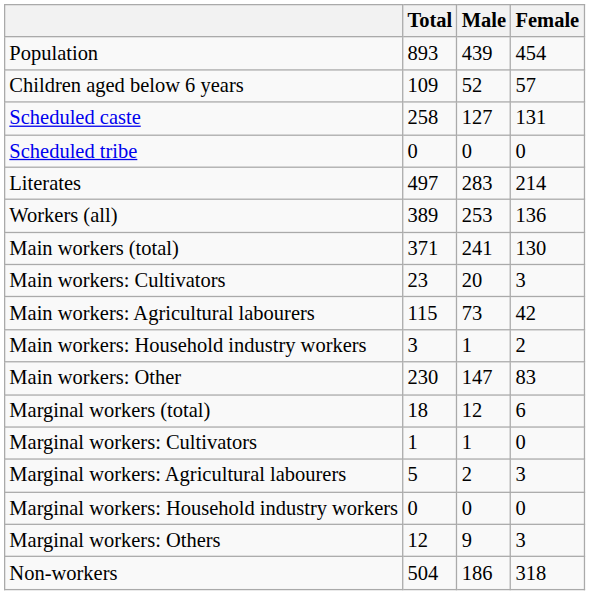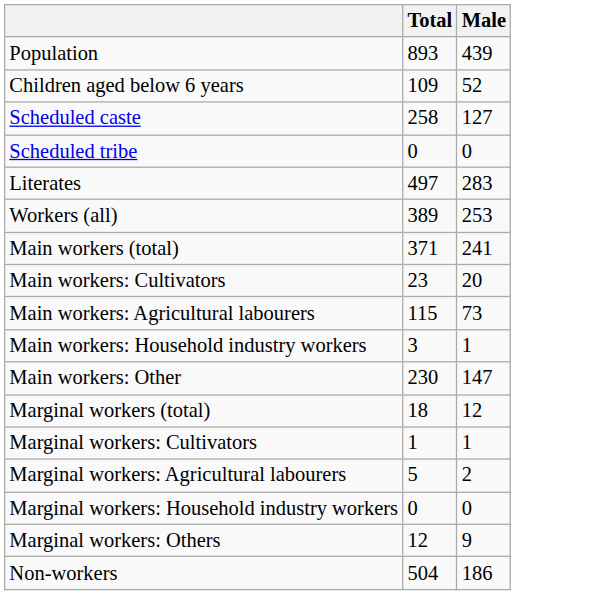- column: (547, 20)
